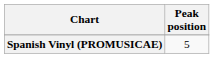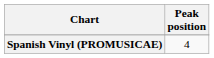(187, 44) 5 -> (187, 44) 4
